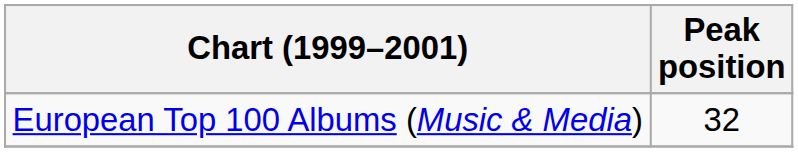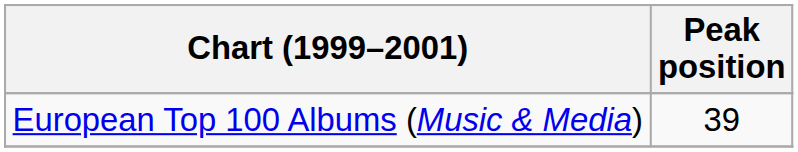(722, 119) 32 -> (722, 119) 39
